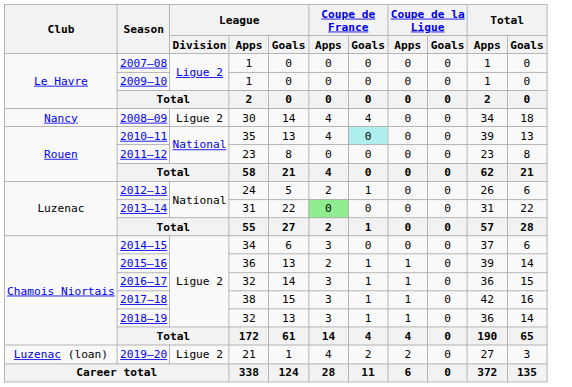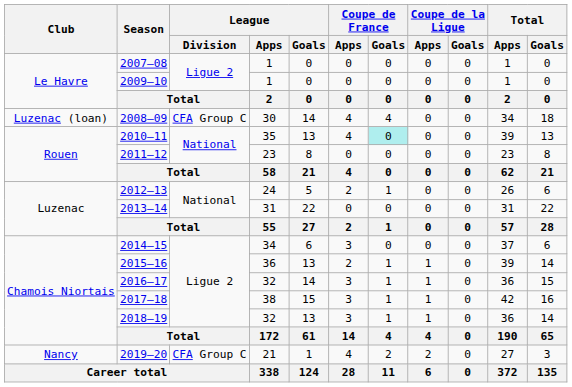(61, 118) Nancy -> (61, 118) Luzenac (loan)
(199, 118) Ligue 2 -> (210, 118) CFA Group C
(328, 209) lightgreen background -> (349, 209) no background
(61, 354) Luzenac (loan) -> (61, 354) Nancy
(199, 354) Ligue 2 -> (210, 354) CFA Group C
